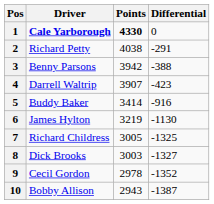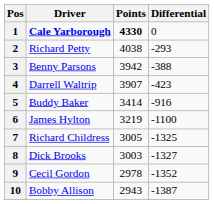(161, 48) -291 -> (161, 48) -293
(164, 119) -1130 -> (164, 119) -1100
